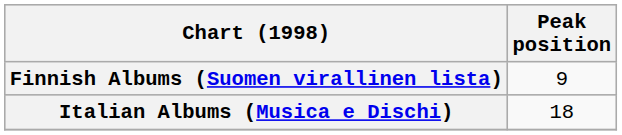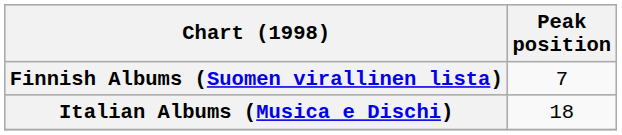(562, 79) 9 -> (562, 79) 7
